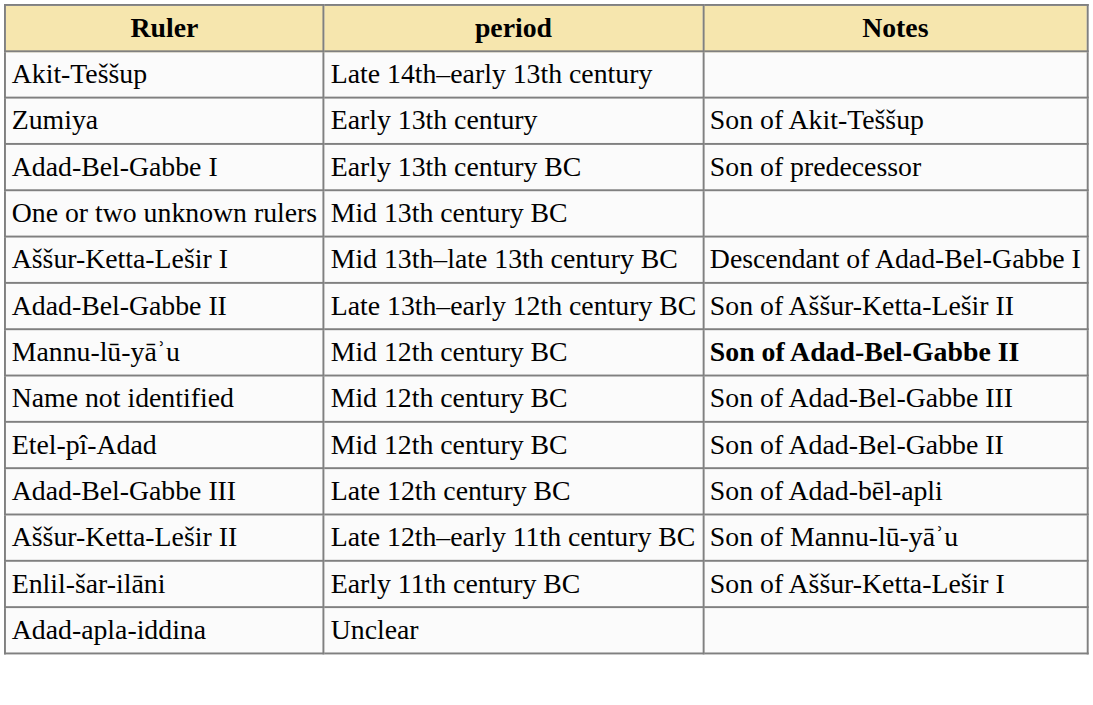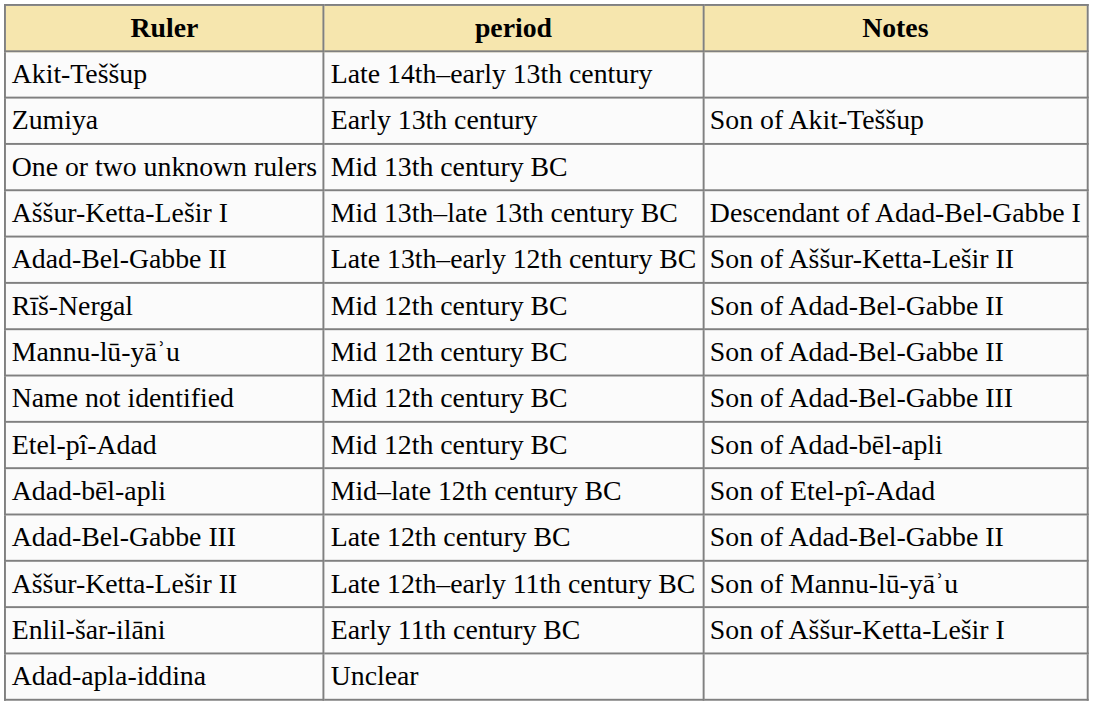- row: (115, 166)
+ row: (72, 305)
(865, 351) bold -> (857, 351) normal
(857, 444) Son of Adad-Bel-Gabbe II -> (826, 444) Son of Adad-bēl-apli
+ row: (89, 490)
(826, 490) Son of Adad-bēl-apli -> (857, 537) Son of Adad-Bel-Gabbe II
